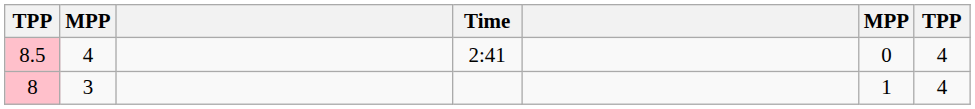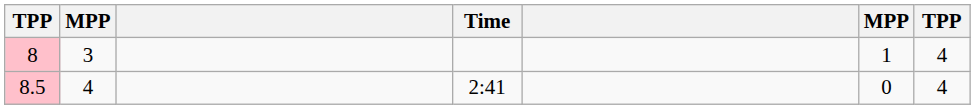rows swapped: (32, 54) <-> (32, 87)
